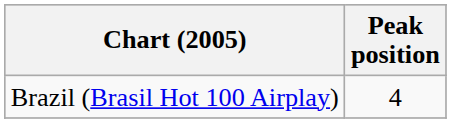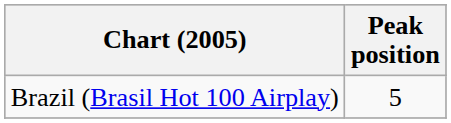(395, 96) 4 -> (395, 96) 5
